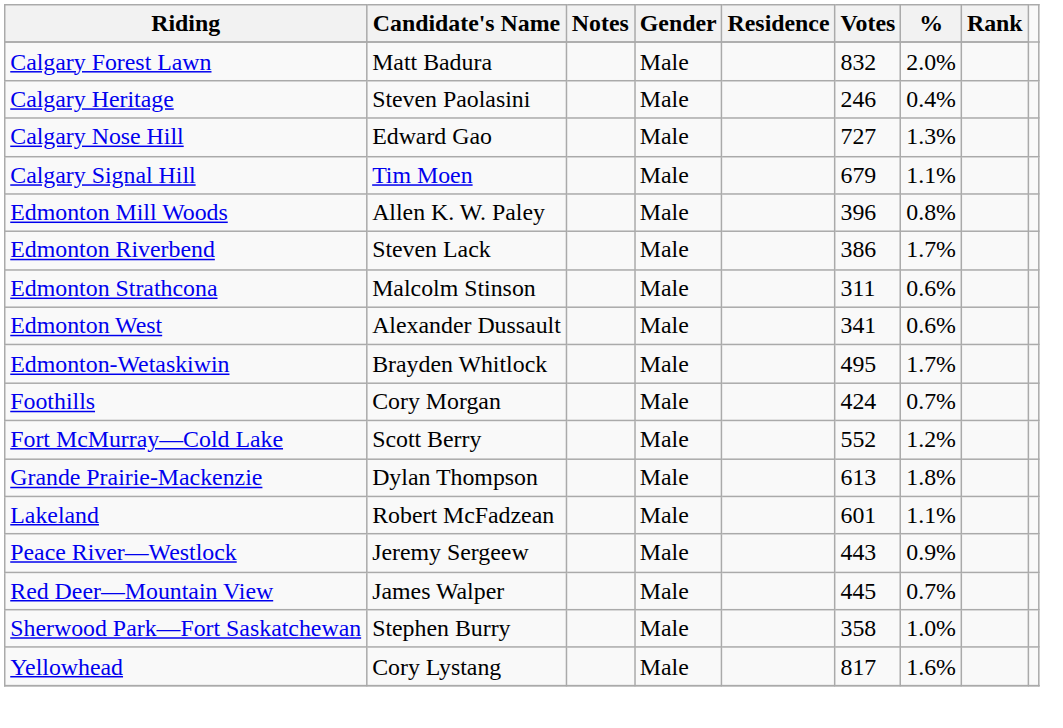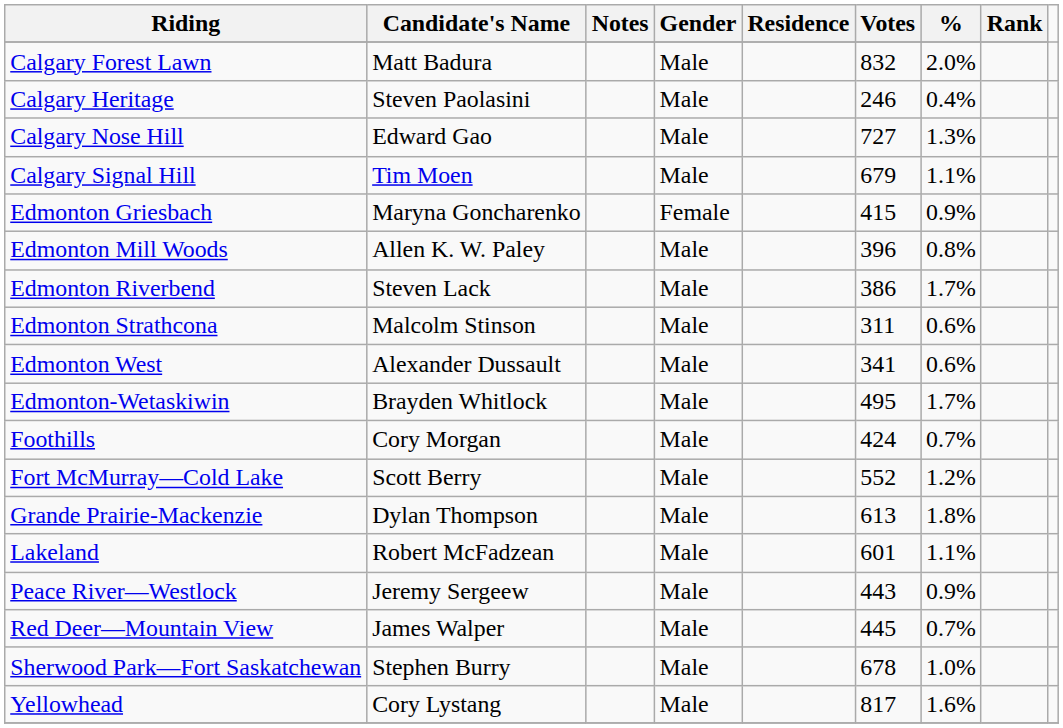+ row: (111, 212)
(858, 628) 358 -> (878, 666) 678
